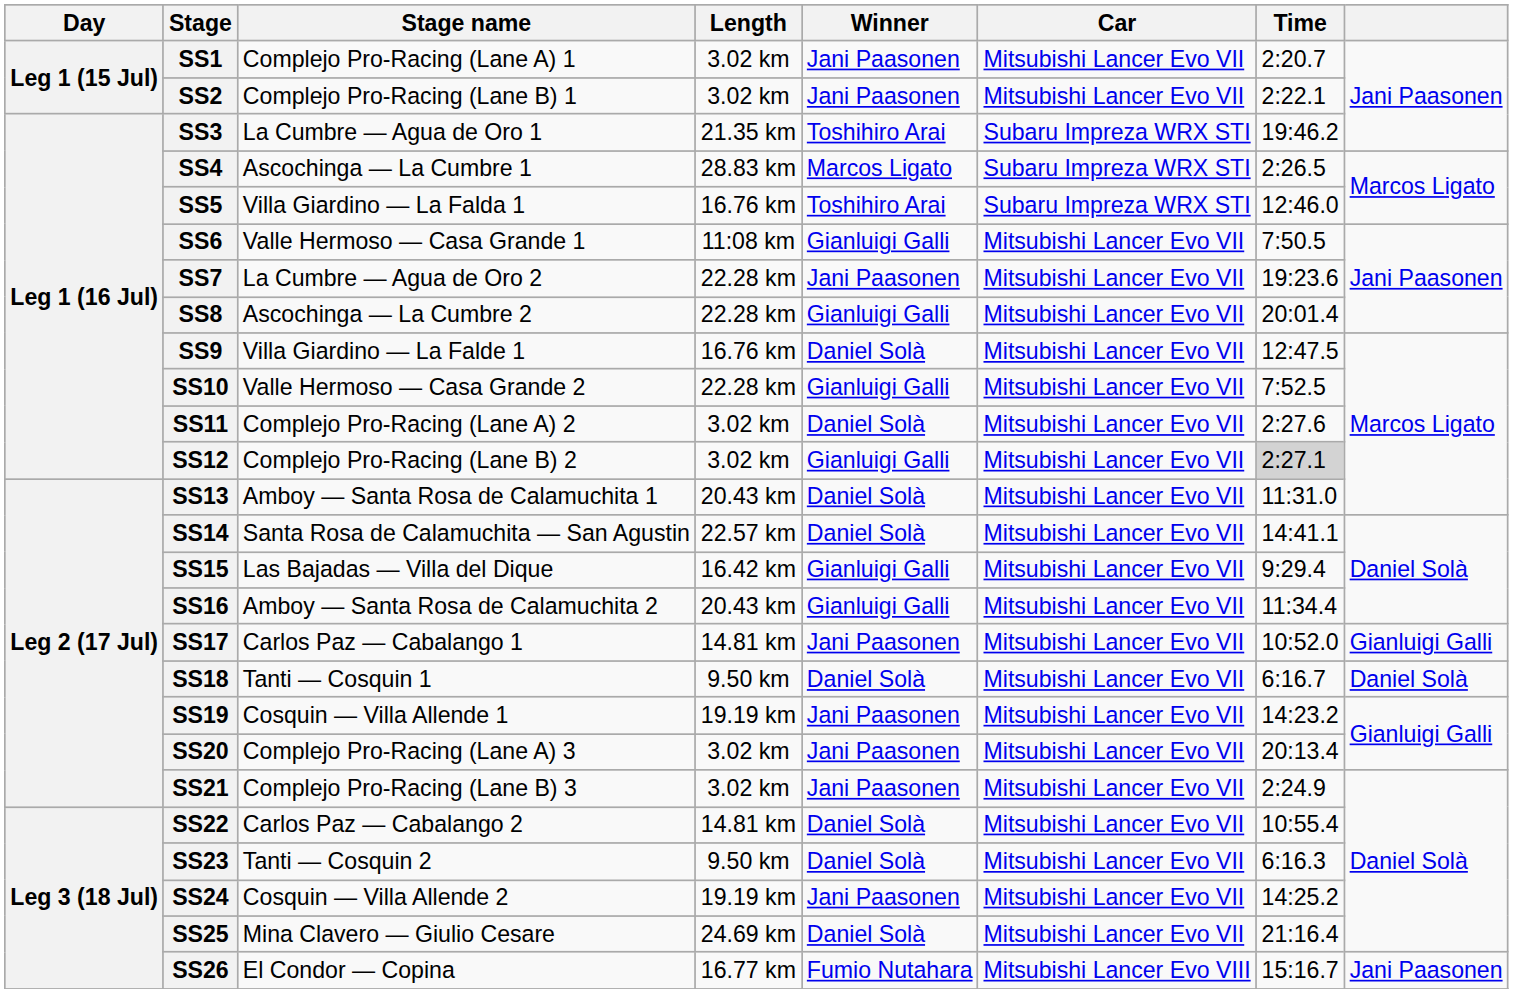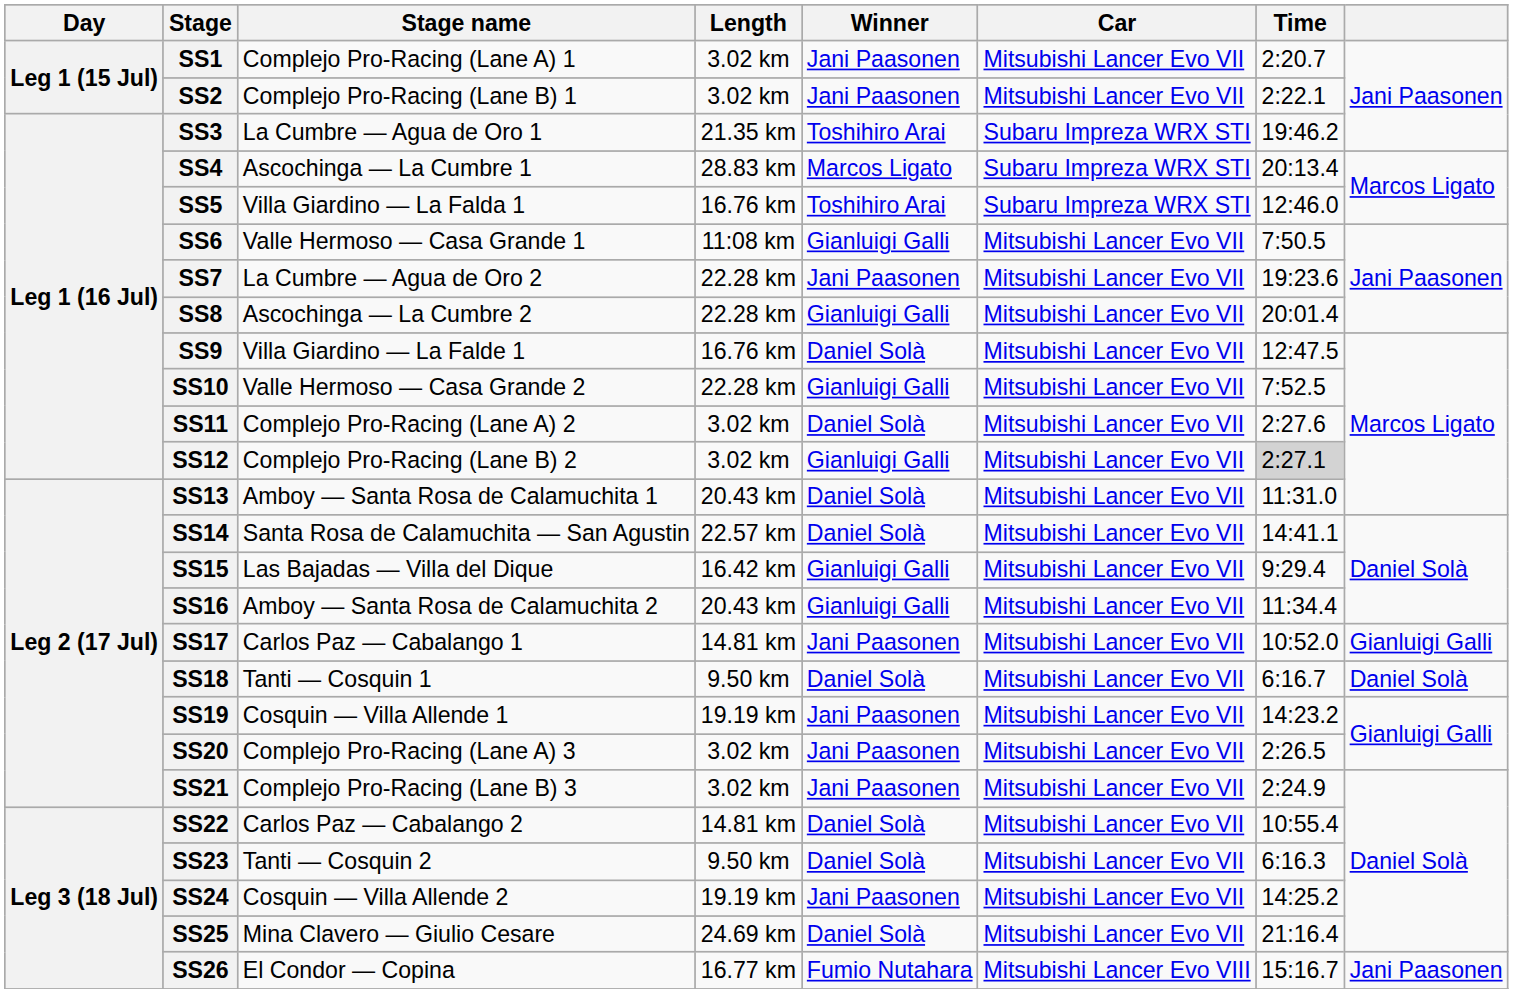(1294, 168) 2:26.5 -> (1300, 168) 20:13.4
(1300, 752) 20:13.4 -> (1294, 752) 2:26.5
